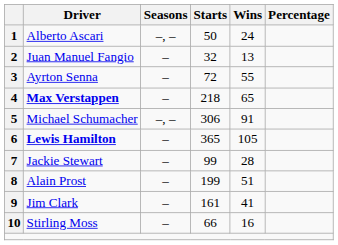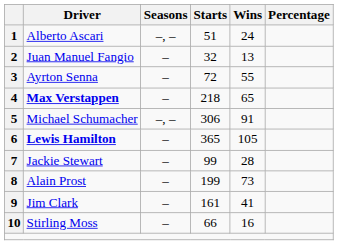(210, 35) 50 -> (210, 35) 51
(248, 181) 51 -> (248, 181) 73
